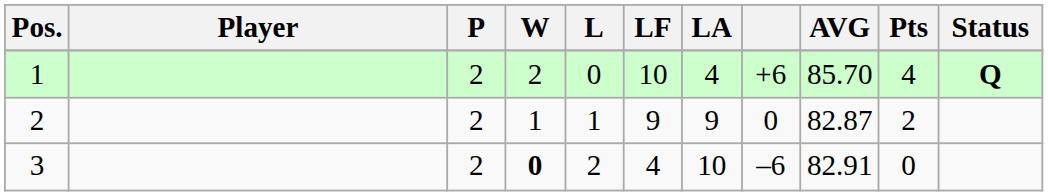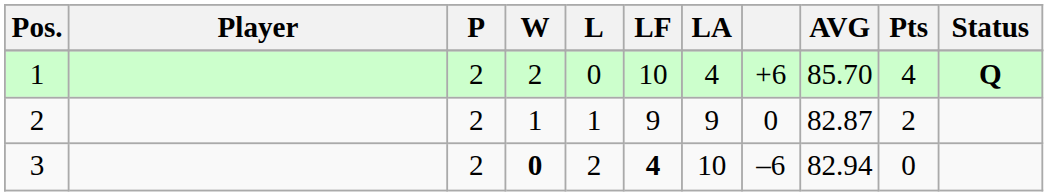(653, 166) normal -> (653, 166) bold
(840, 166) 82.91 -> (840, 166) 82.94
